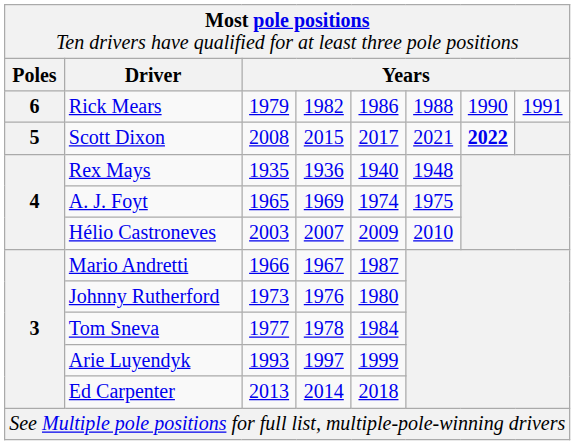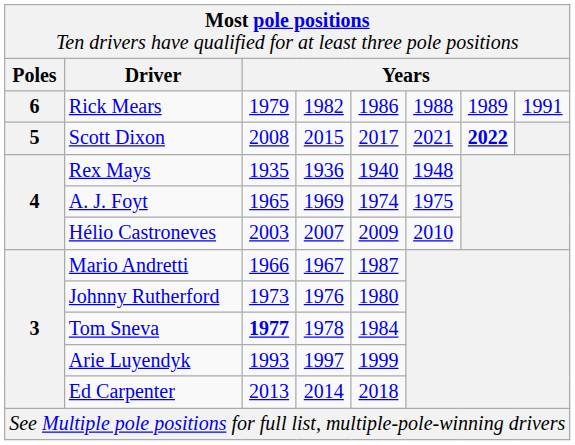(488, 106) 1990 -> (488, 106) 1989
(269, 328) normal -> (269, 328) bold
